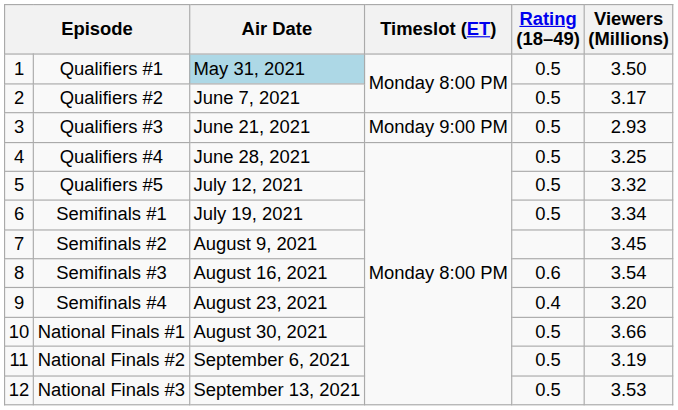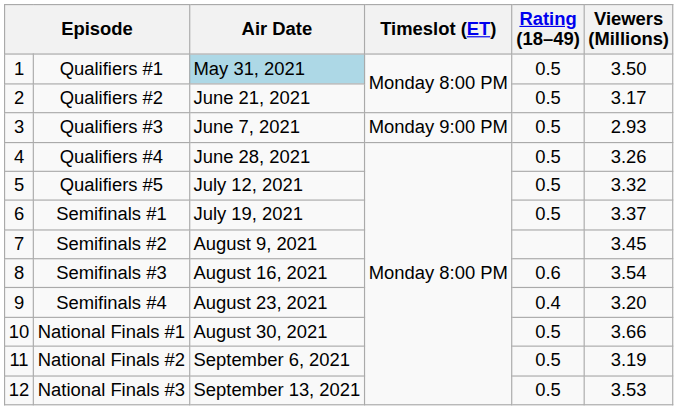(247, 98) June 7, 2021 -> (252, 98) June 21, 2021
(252, 127) June 21, 2021 -> (247, 127) June 7, 2021
(629, 156) 3.25 -> (629, 156) 3.26
(629, 214) 3.34 -> (629, 214) 3.37
